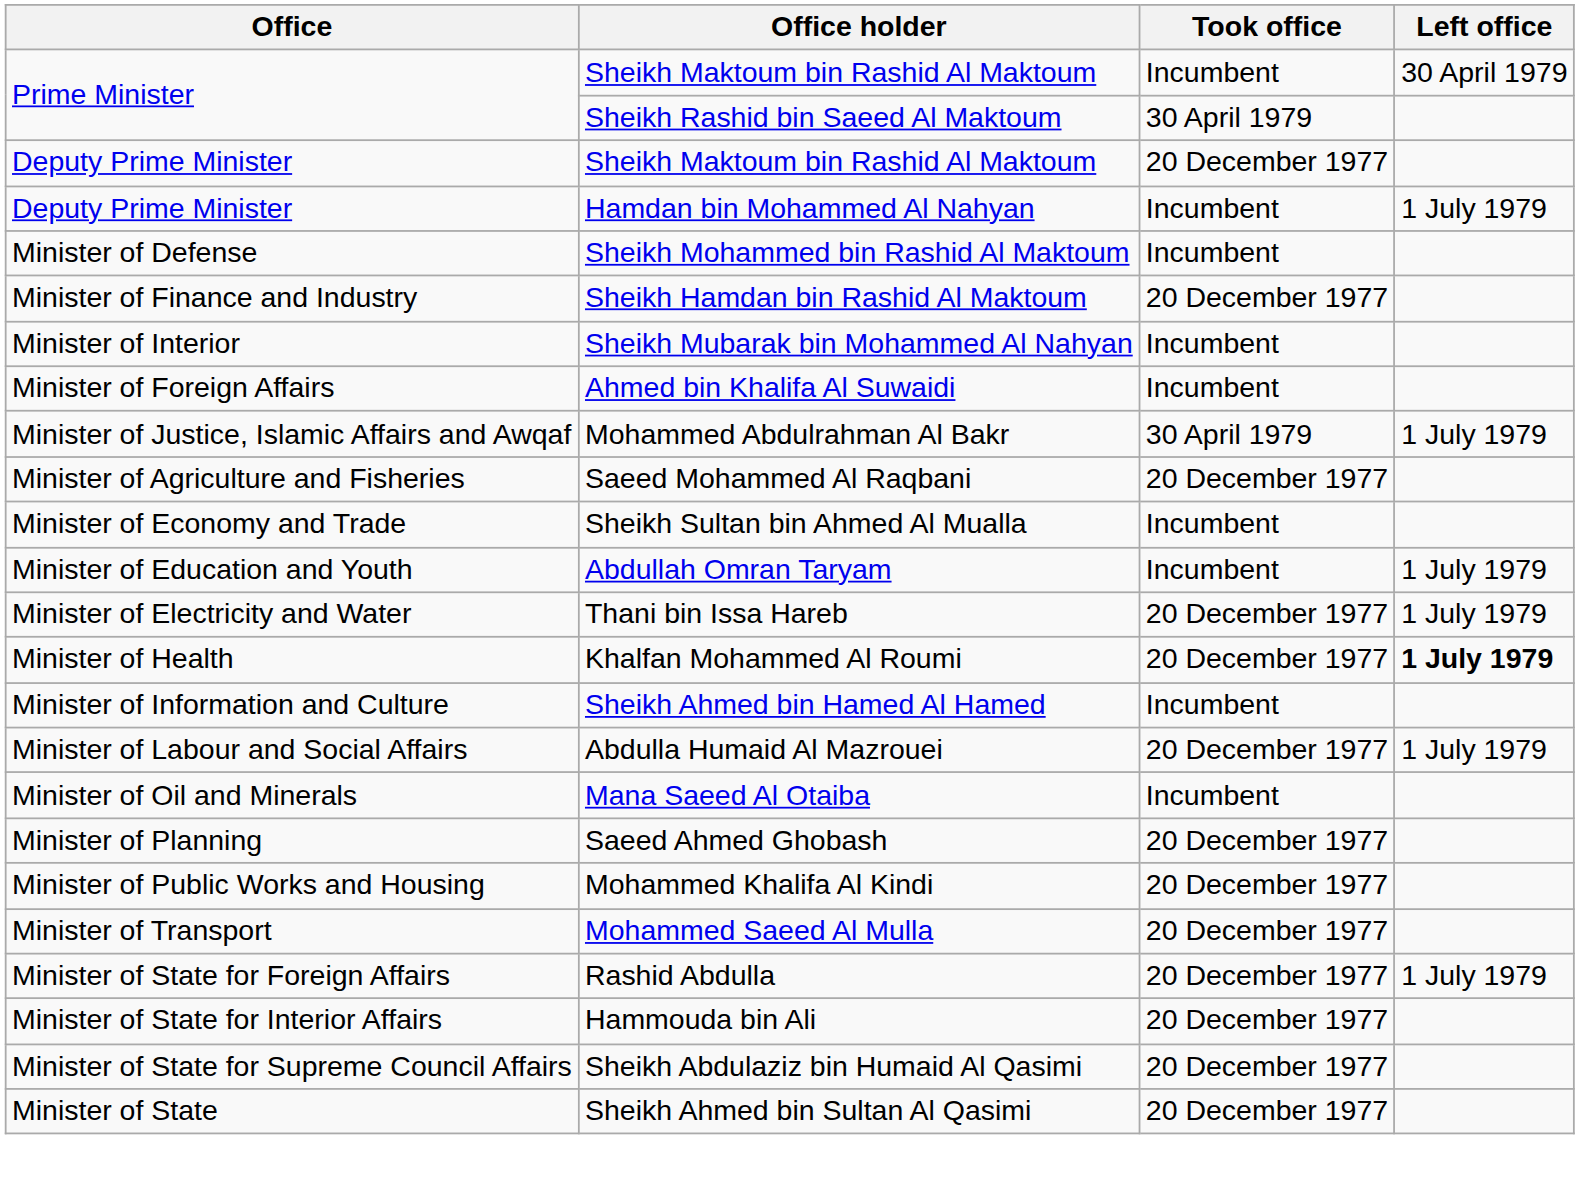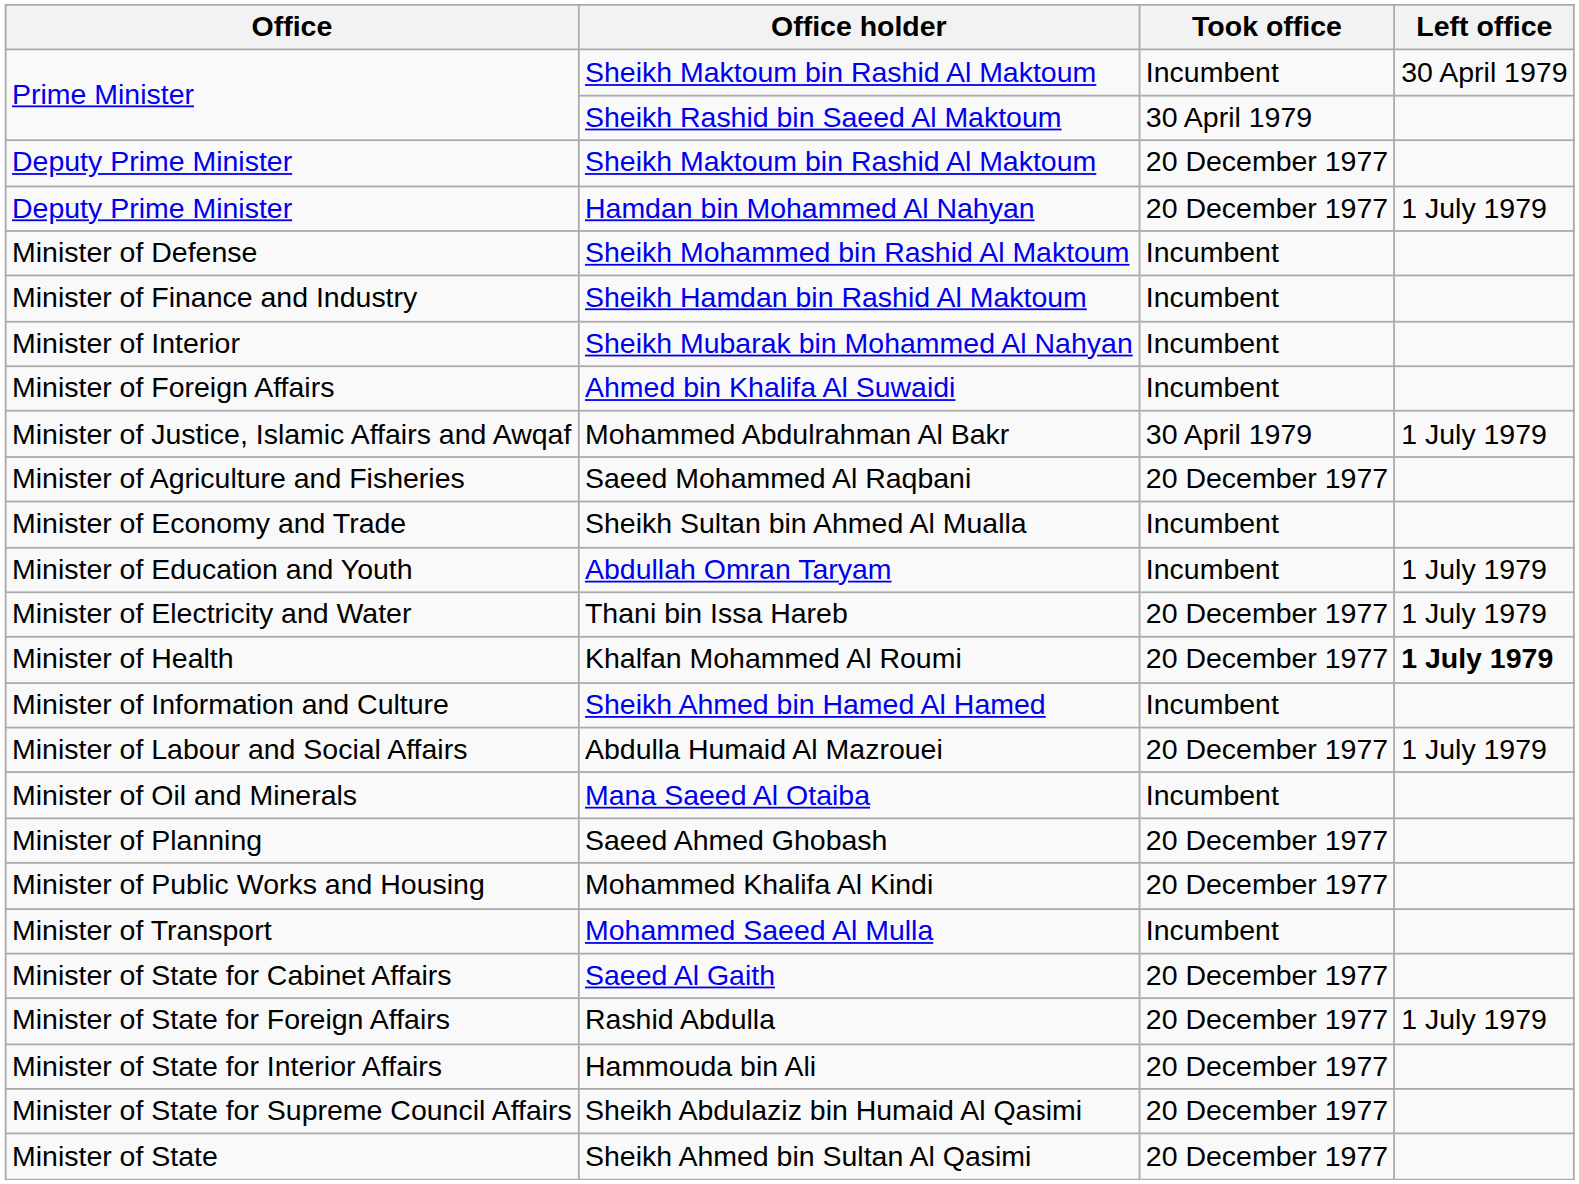(1212, 207) Incumbent -> (1267, 207) 20 December 1977
(1267, 298) 20 December 1977 -> (1212, 298) Incumbent
(1267, 930) 20 December 1977 -> (1212, 930) Incumbent
+ row: (232, 975)
